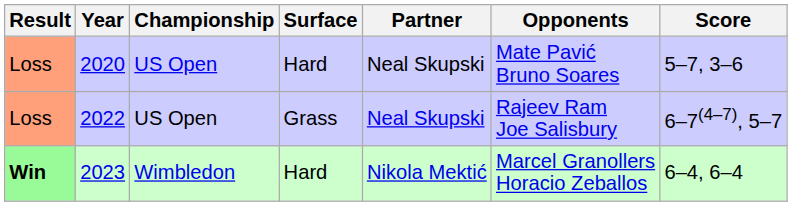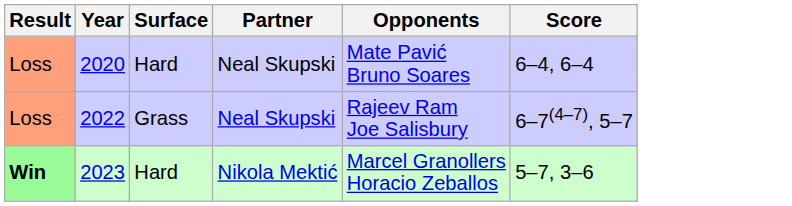- column: (204, 20)
(704, 63) 5–7, 3–6 -> (554, 63) 6–4, 6–4
(704, 173) 6–4, 6–4 -> (554, 173) 5–7, 3–6
